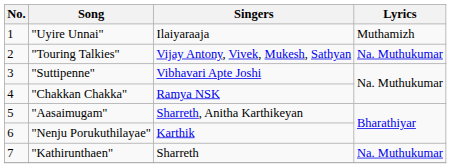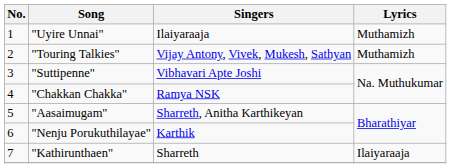(400, 53) Na. Muthukumar -> (386, 53) Muthamizh
(400, 152) Na. Muthukumar -> (383, 152) Ilaiyaraaja
